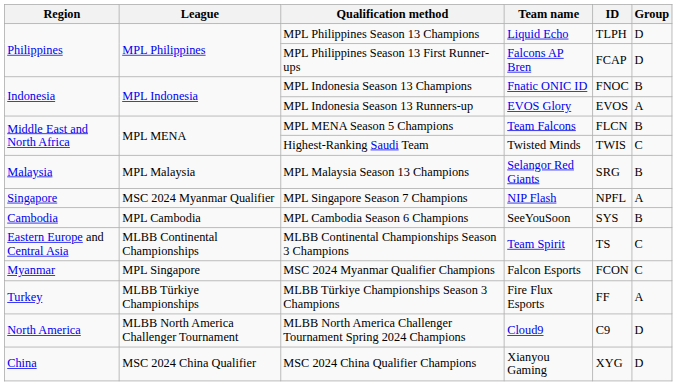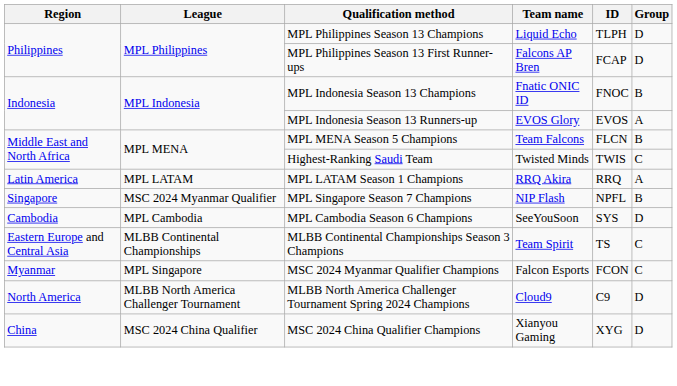+ row: (375, 178)
- row: (376, 171)
(639, 198) A -> (639, 198) B
(639, 217) B -> (639, 217) D
- row: (385, 297)
